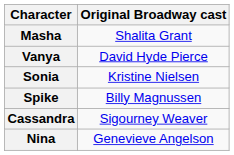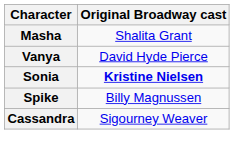(153, 77) normal -> (153, 77) bold
- row: (41, 139)
